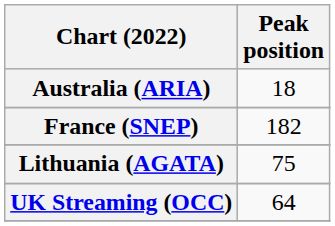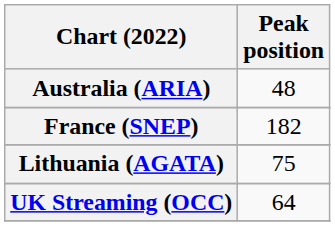(284, 88) 18 -> (284, 88) 48
